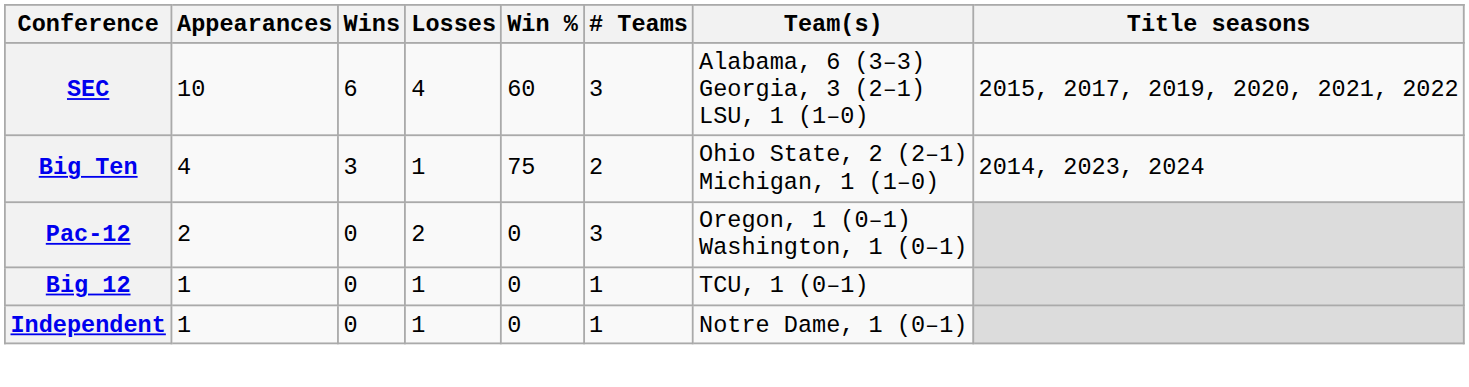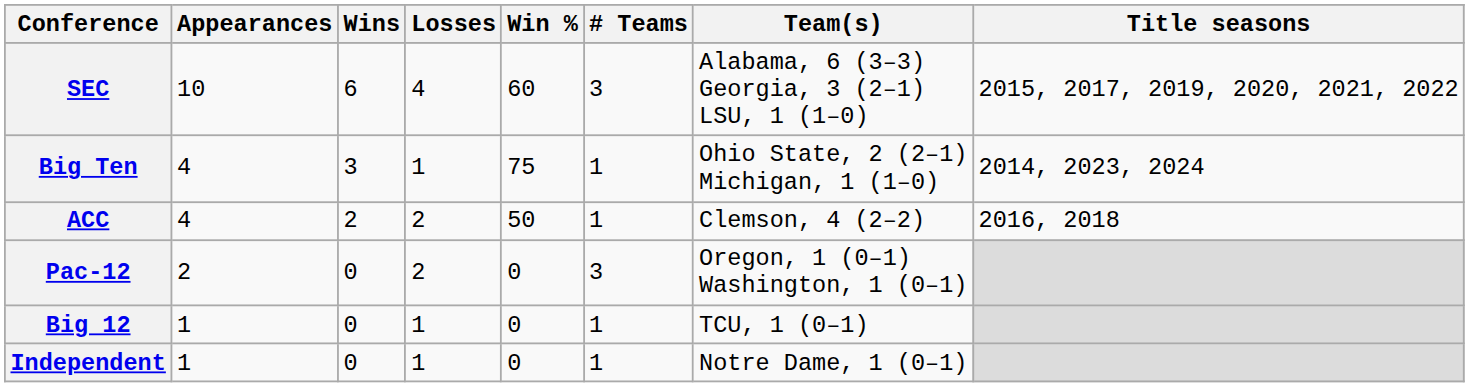(596, 169) 2 -> (596, 169) 1
+ row: (88, 221)
